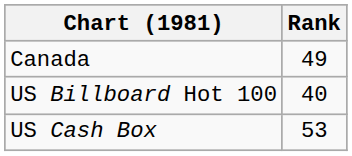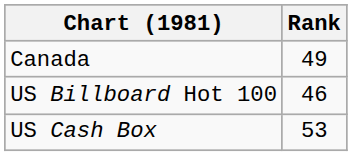(314, 95) 40 -> (314, 95) 46
